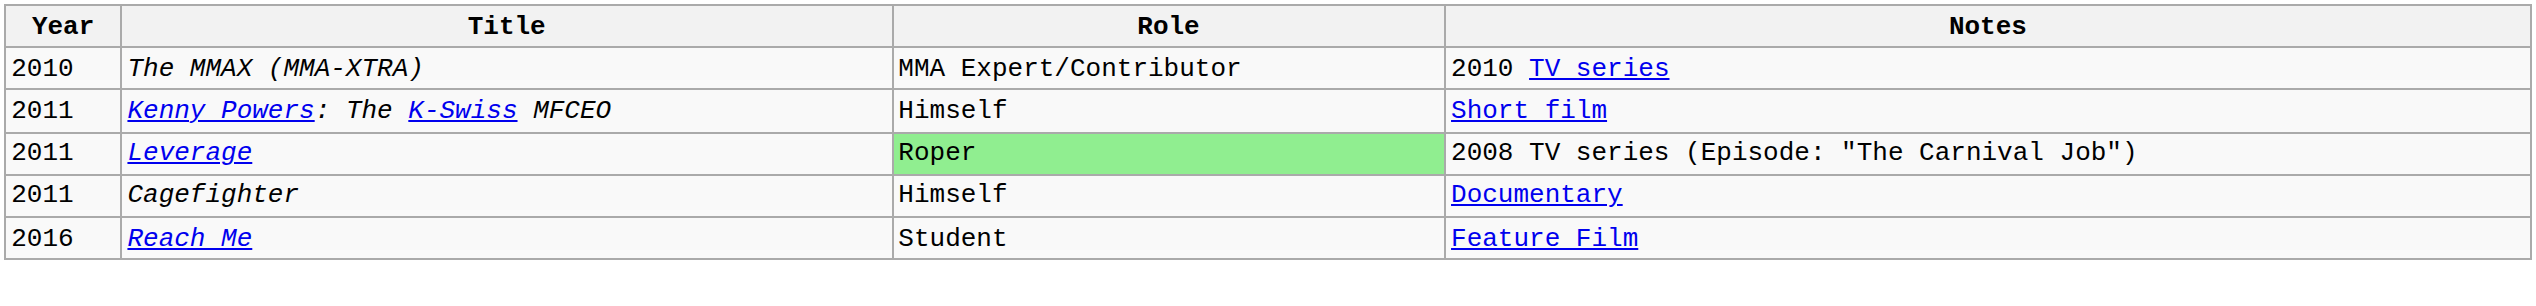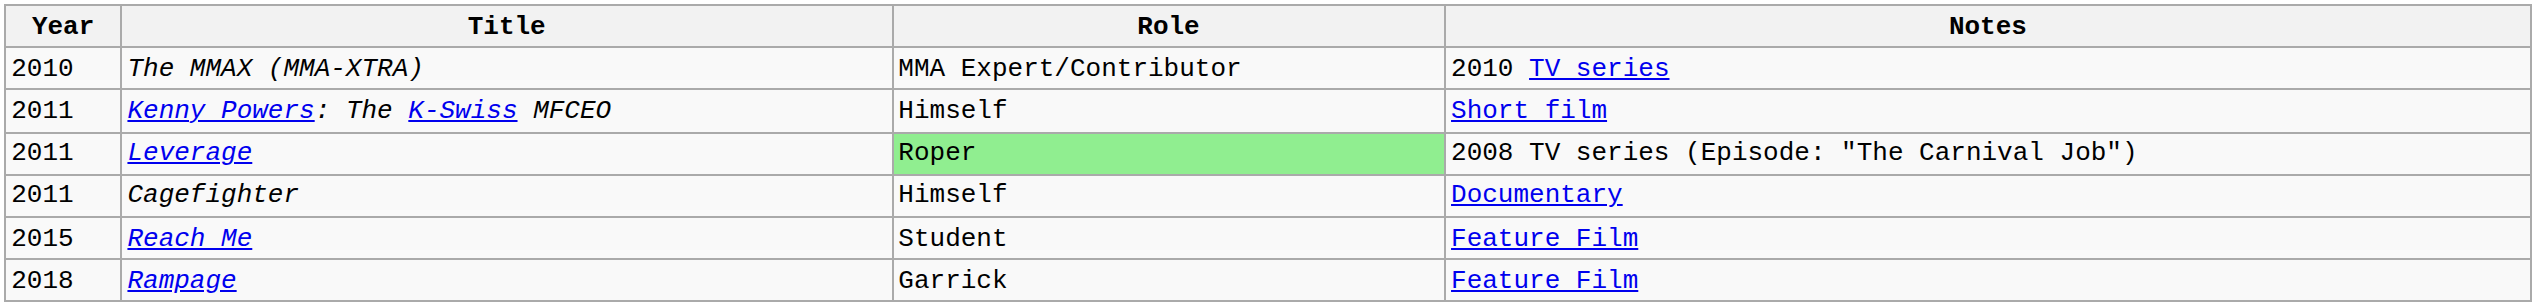(42, 238) 2016 -> (42, 238) 2015
+ row: (182, 280)
